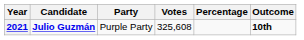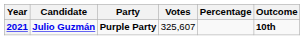(126, 27) normal -> (128, 27) bold
(174, 27) 325,608 -> (178, 27) 325,607
